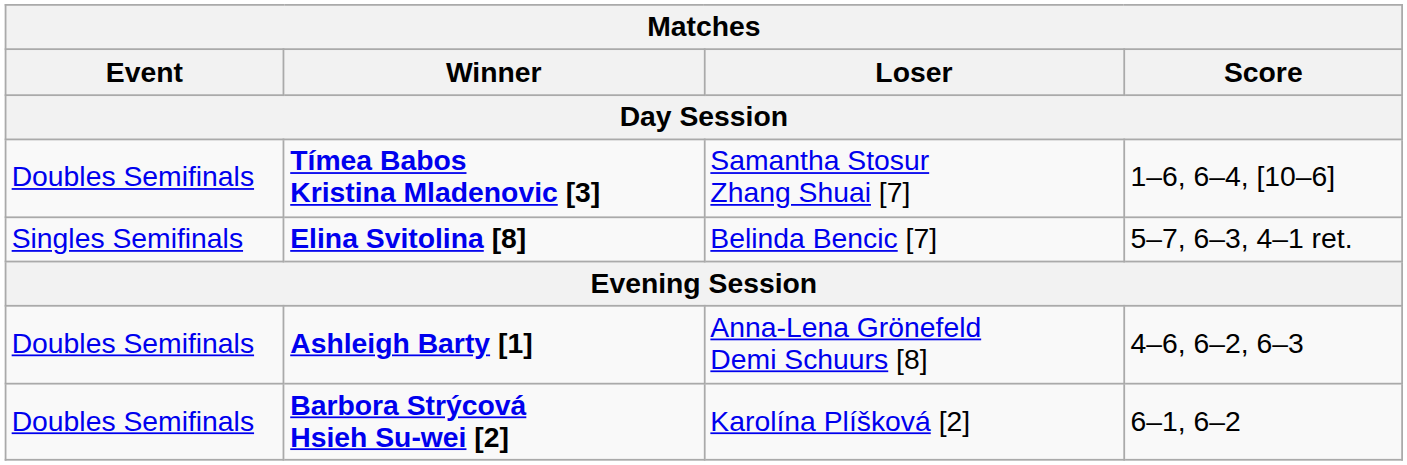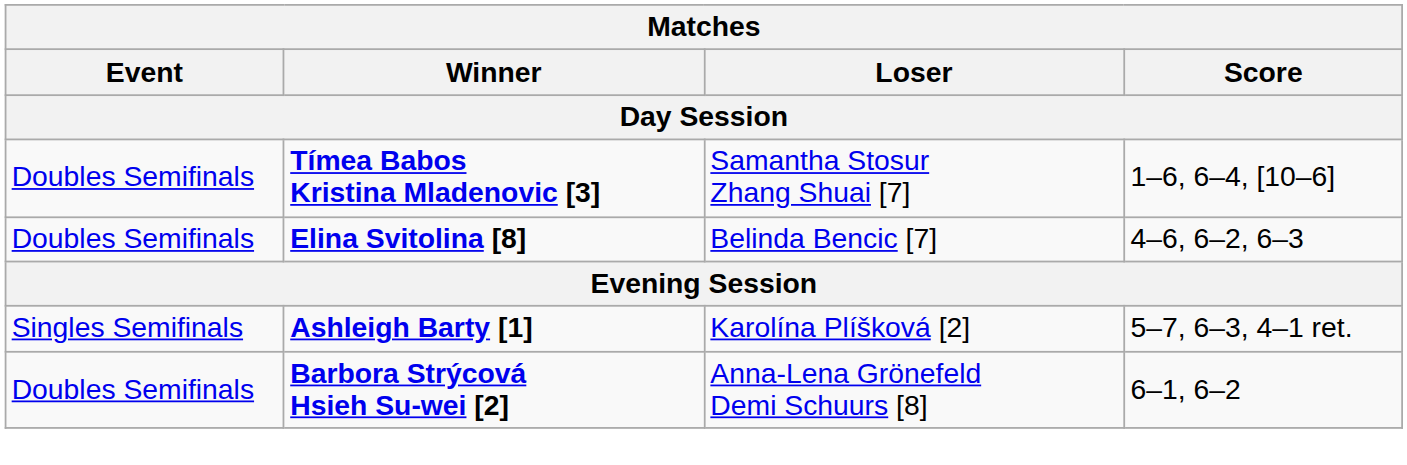(127, 238) Singles Semifinals -> (133, 238) Doubles Semifinals
(1242, 238) 5–7, 6–3, 4–1 ret. -> (1217, 238) 4–6, 6–2, 6–3
(133, 344) Doubles Semifinals -> (127, 328) Singles Semifinals
(846, 344) Anna-Lena Grönefeld Demi Schuurs [8] -> (840, 328) Karolína Plíšková [2]
(1217, 344) 4–6, 6–2, 6–3 -> (1242, 328) 5–7, 6–3, 4–1 ret.
(840, 421) Karolína Plíšková [2] -> (846, 389) Anna-Lena Grönefeld Demi Schuurs [8]
